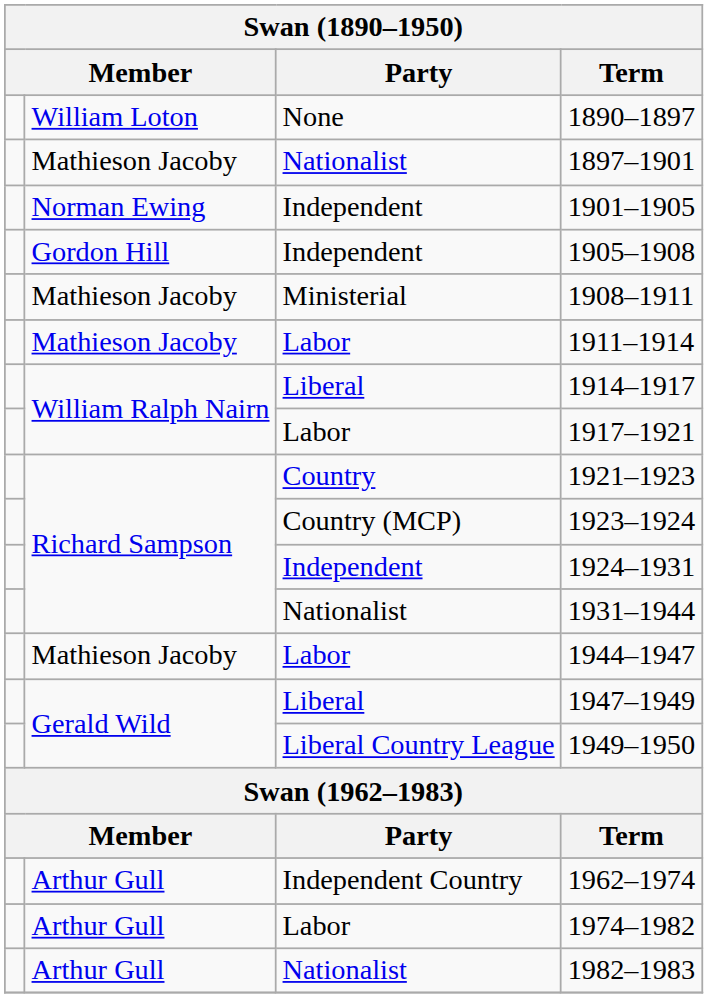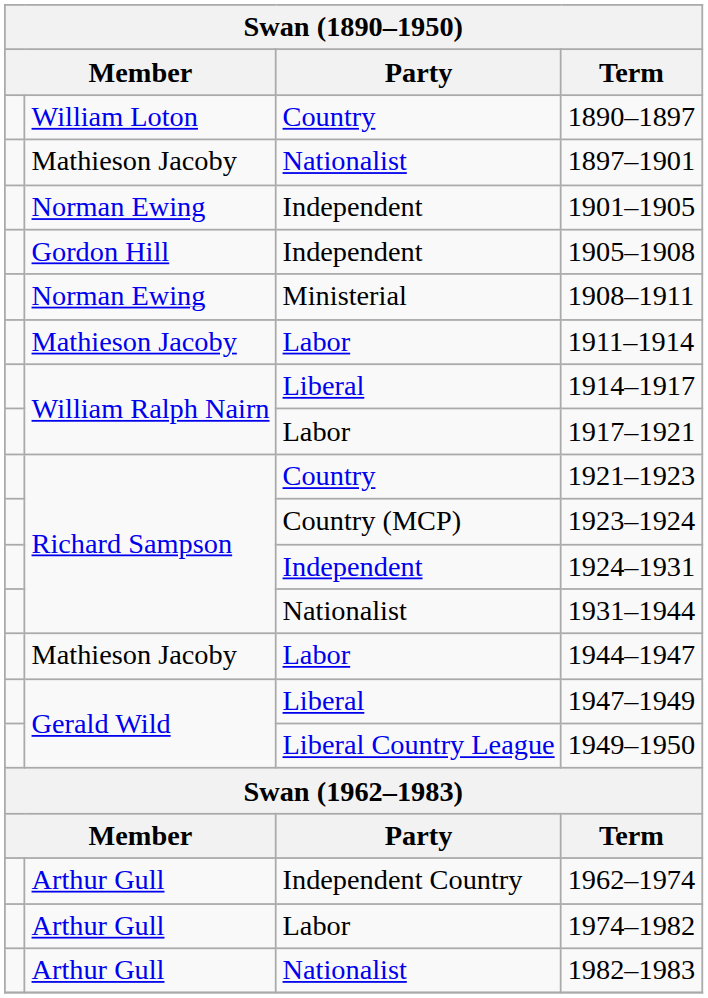(313, 116) None -> (329, 116) Country
(134, 296) Mathieson Jacoby -> (118, 296) Norman Ewing
